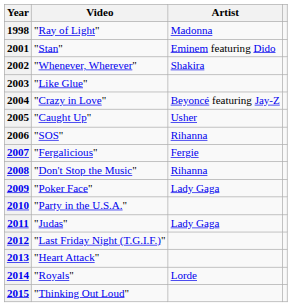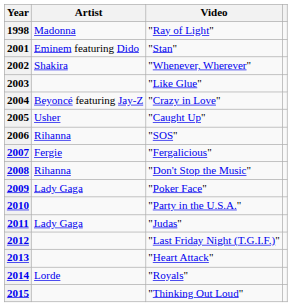columns swapped: (225, 13) <-> (100, 13)
